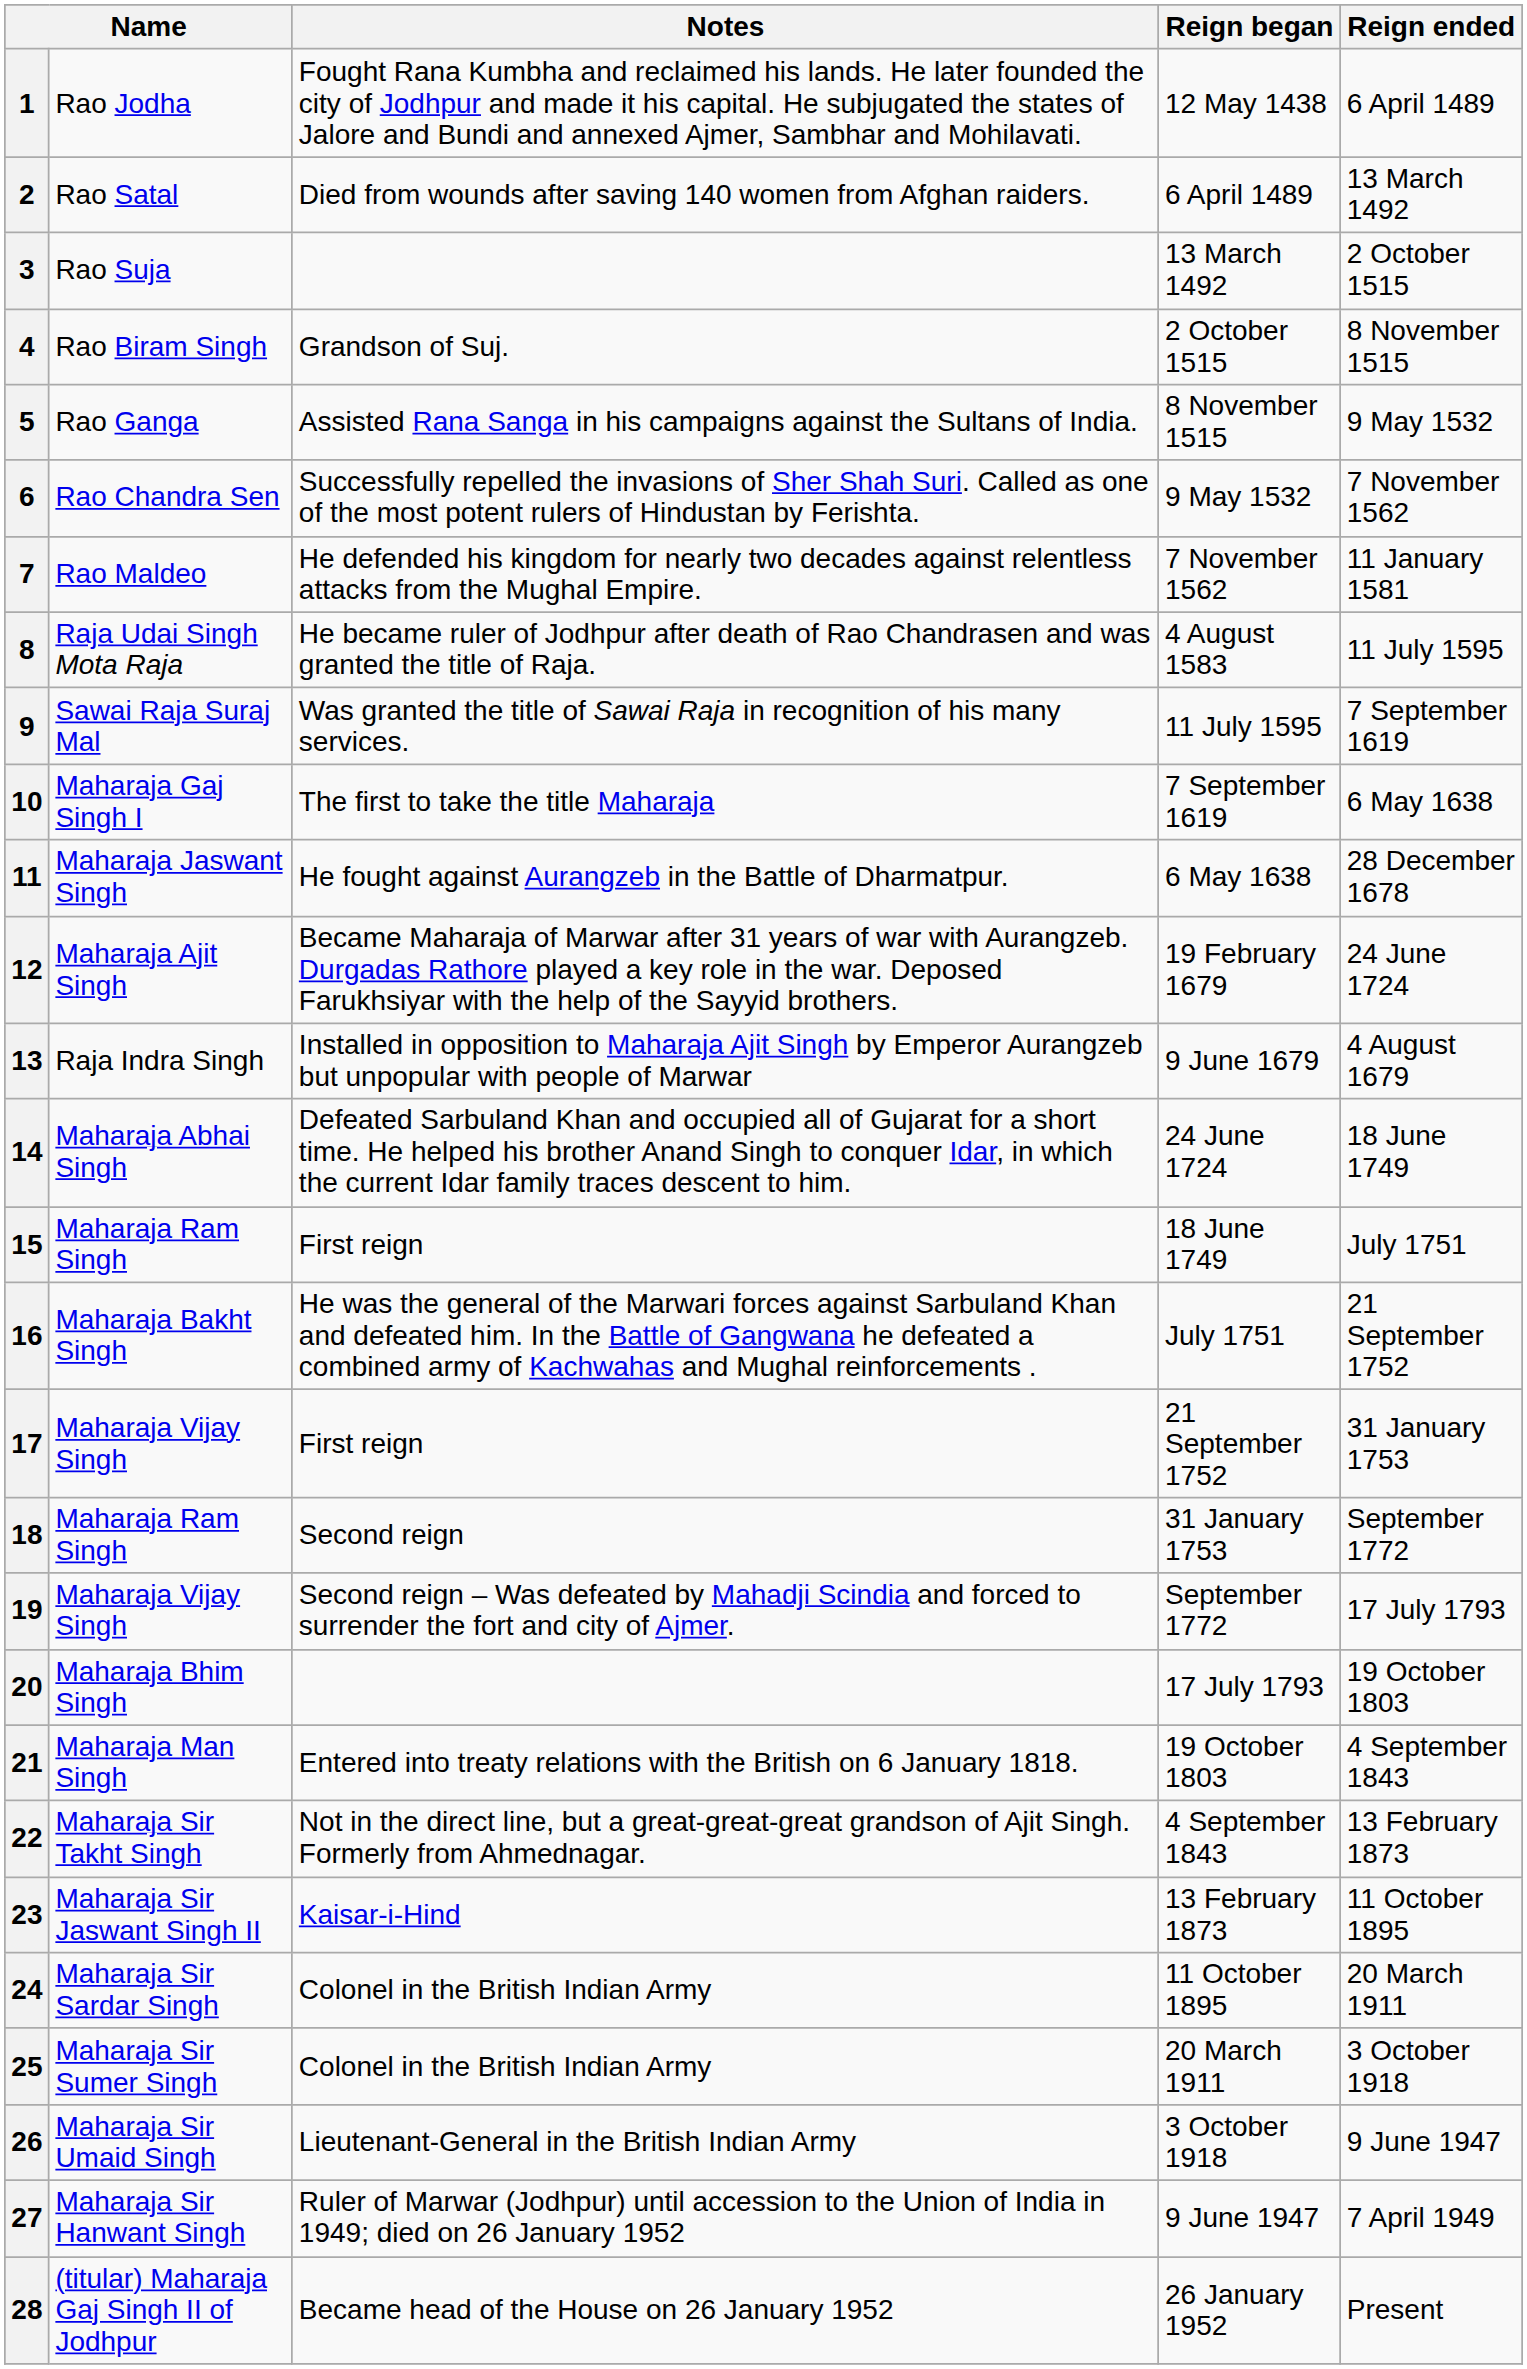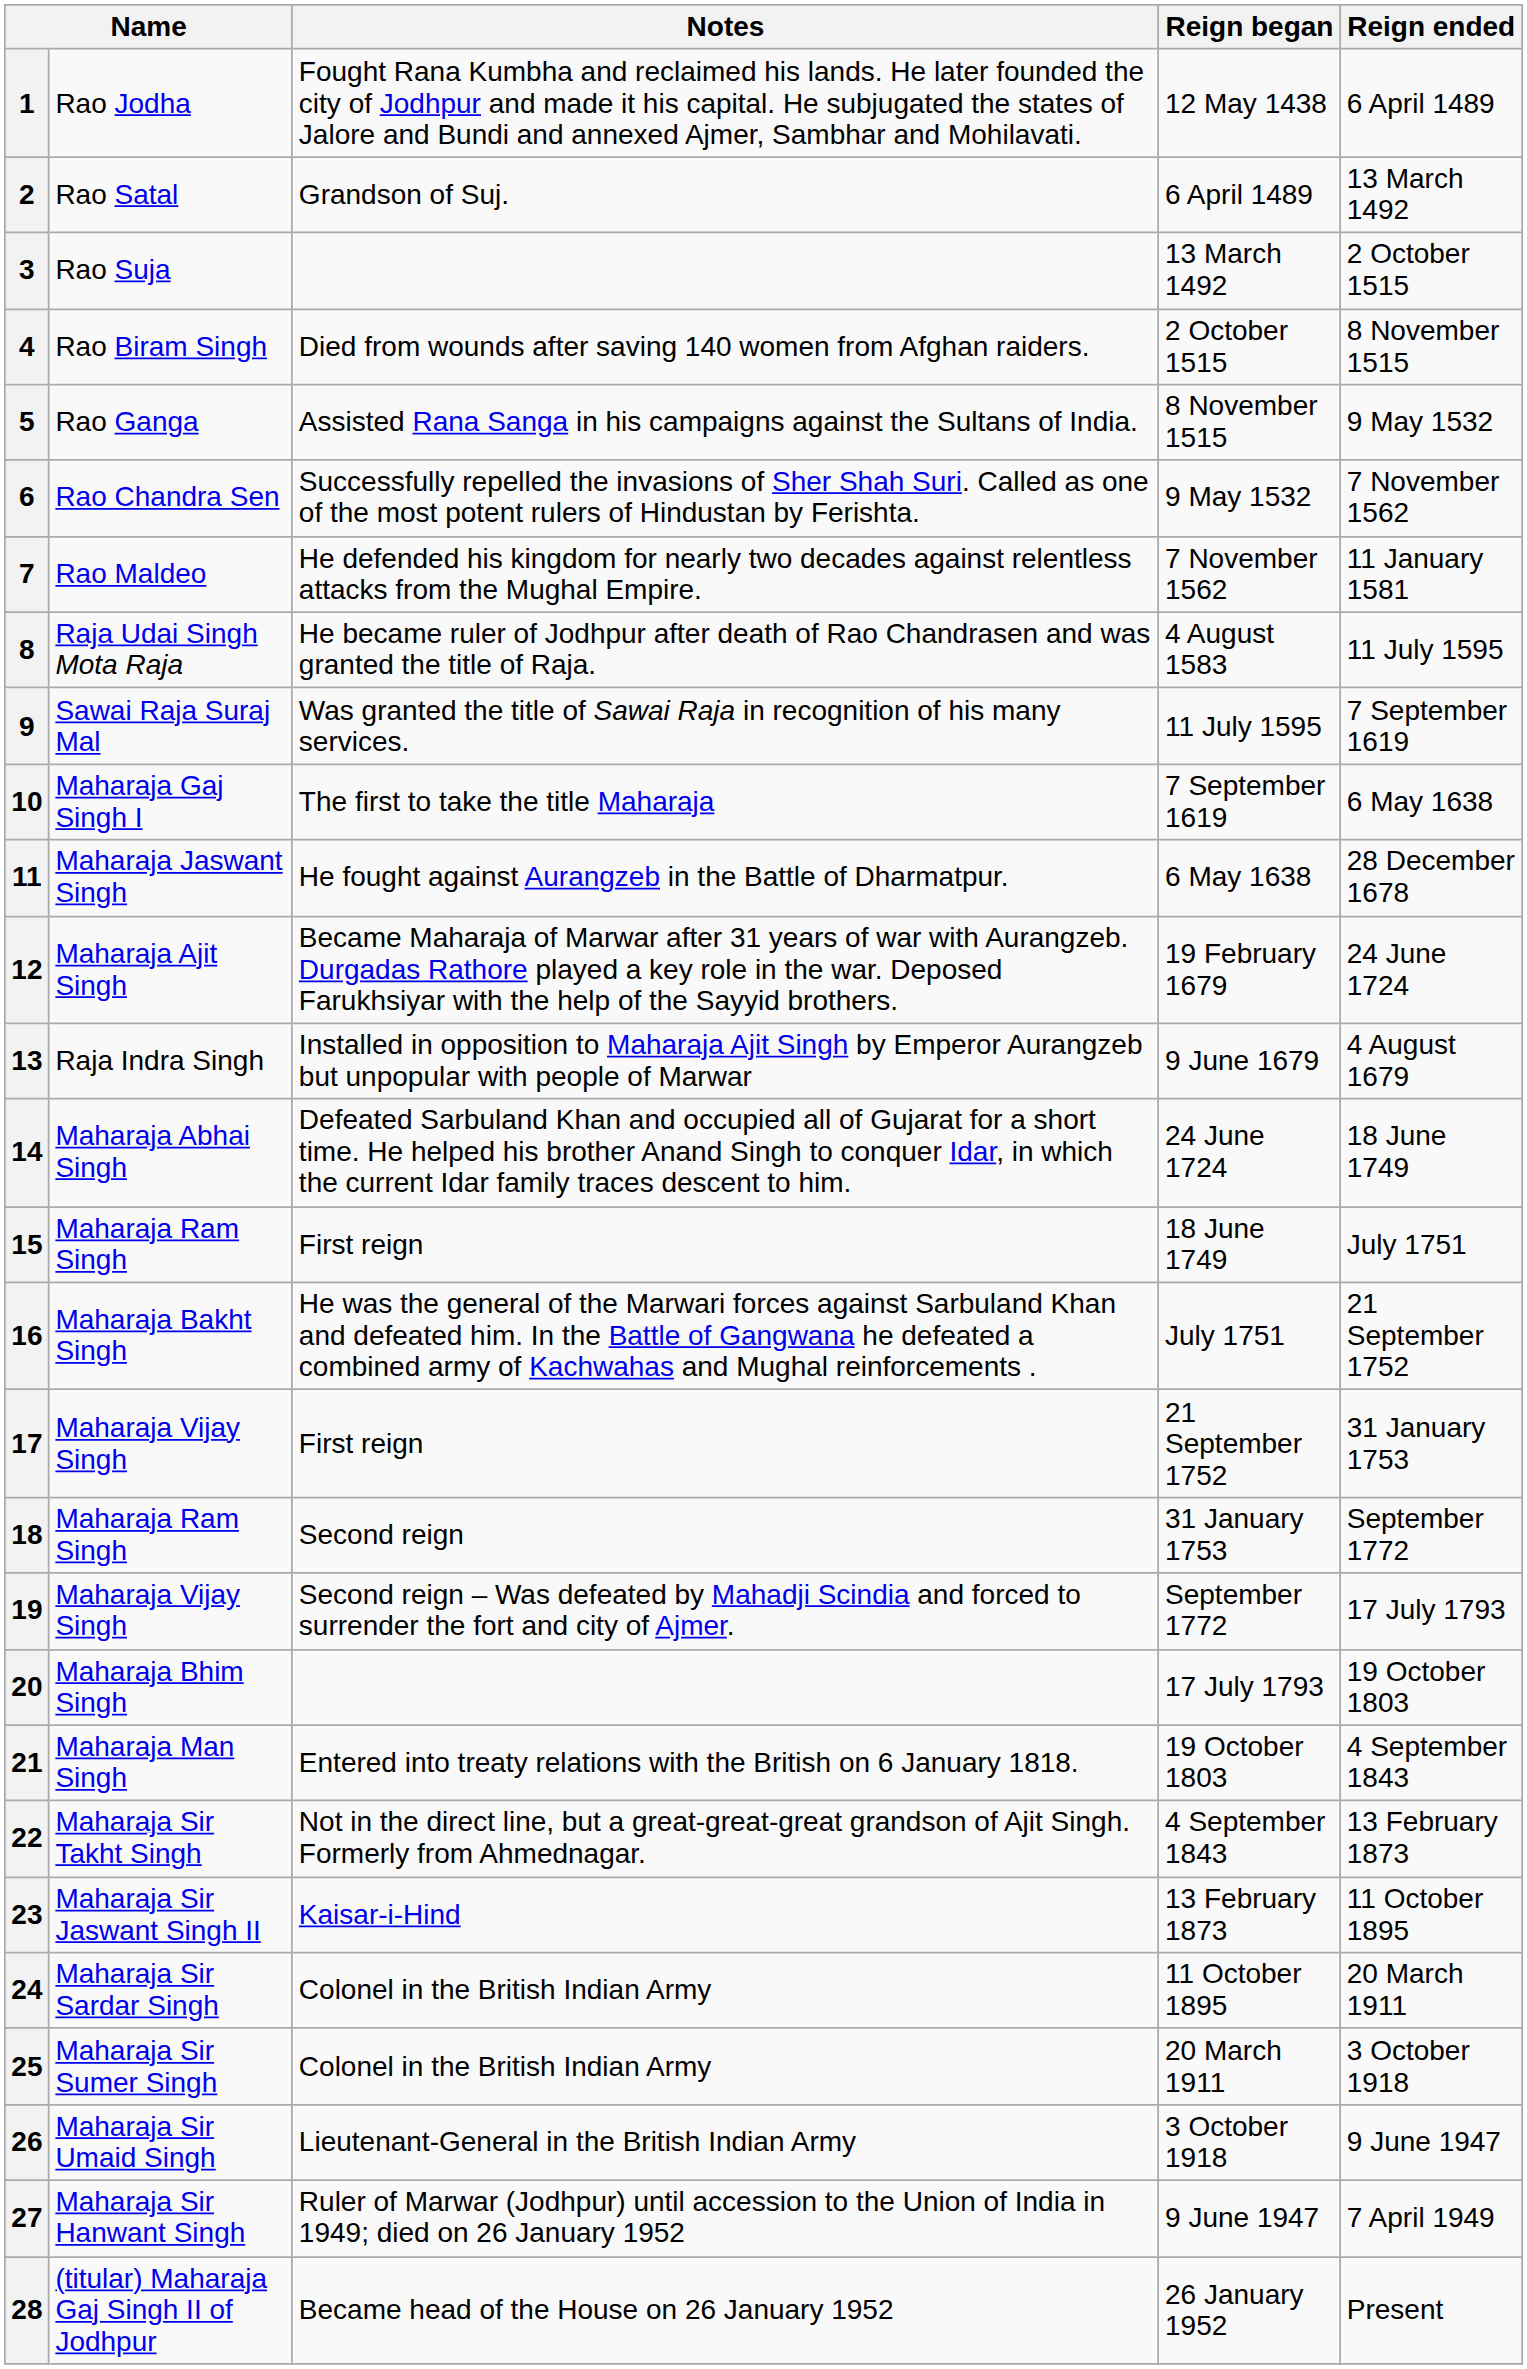(694, 194) Died from wounds after saving 140 women from Afghan raiders. -> (404, 194) Grandson of Suj.
(404, 346) Grandson of Suj. -> (694, 346) Died from wounds after saving 140 women from Afghan raiders.
